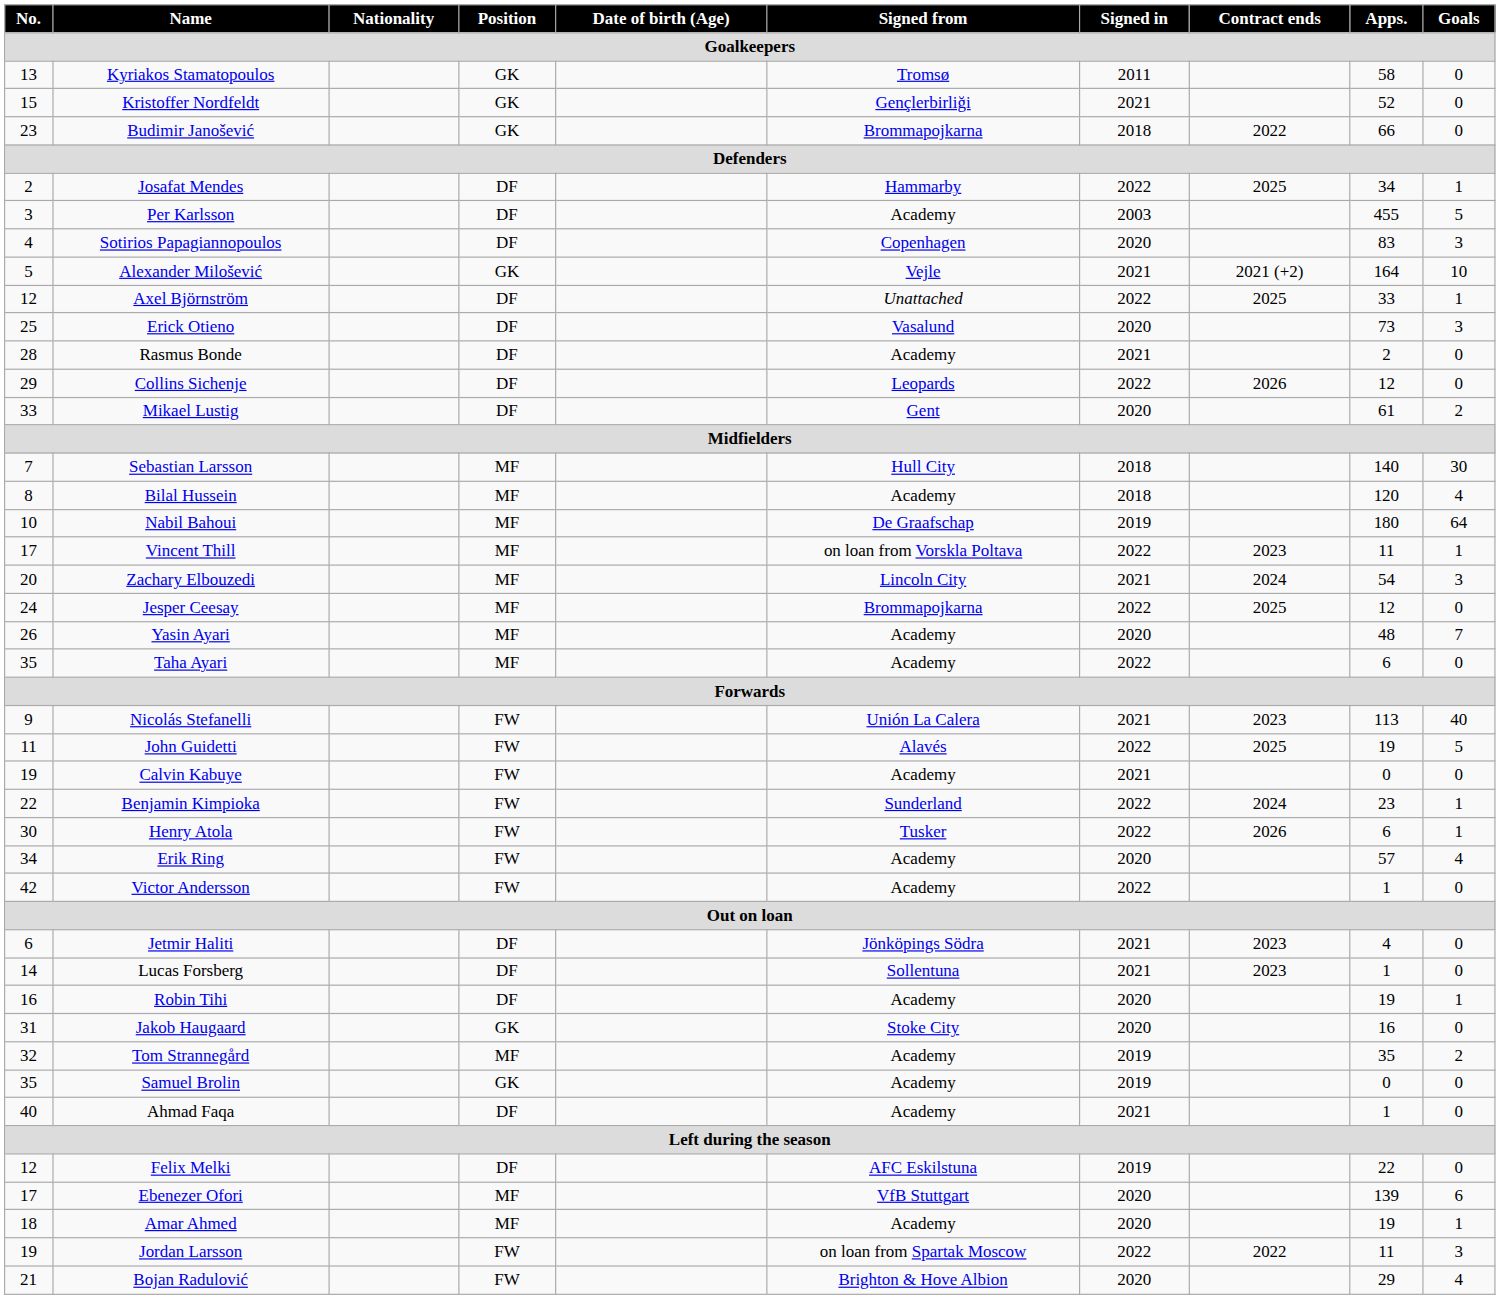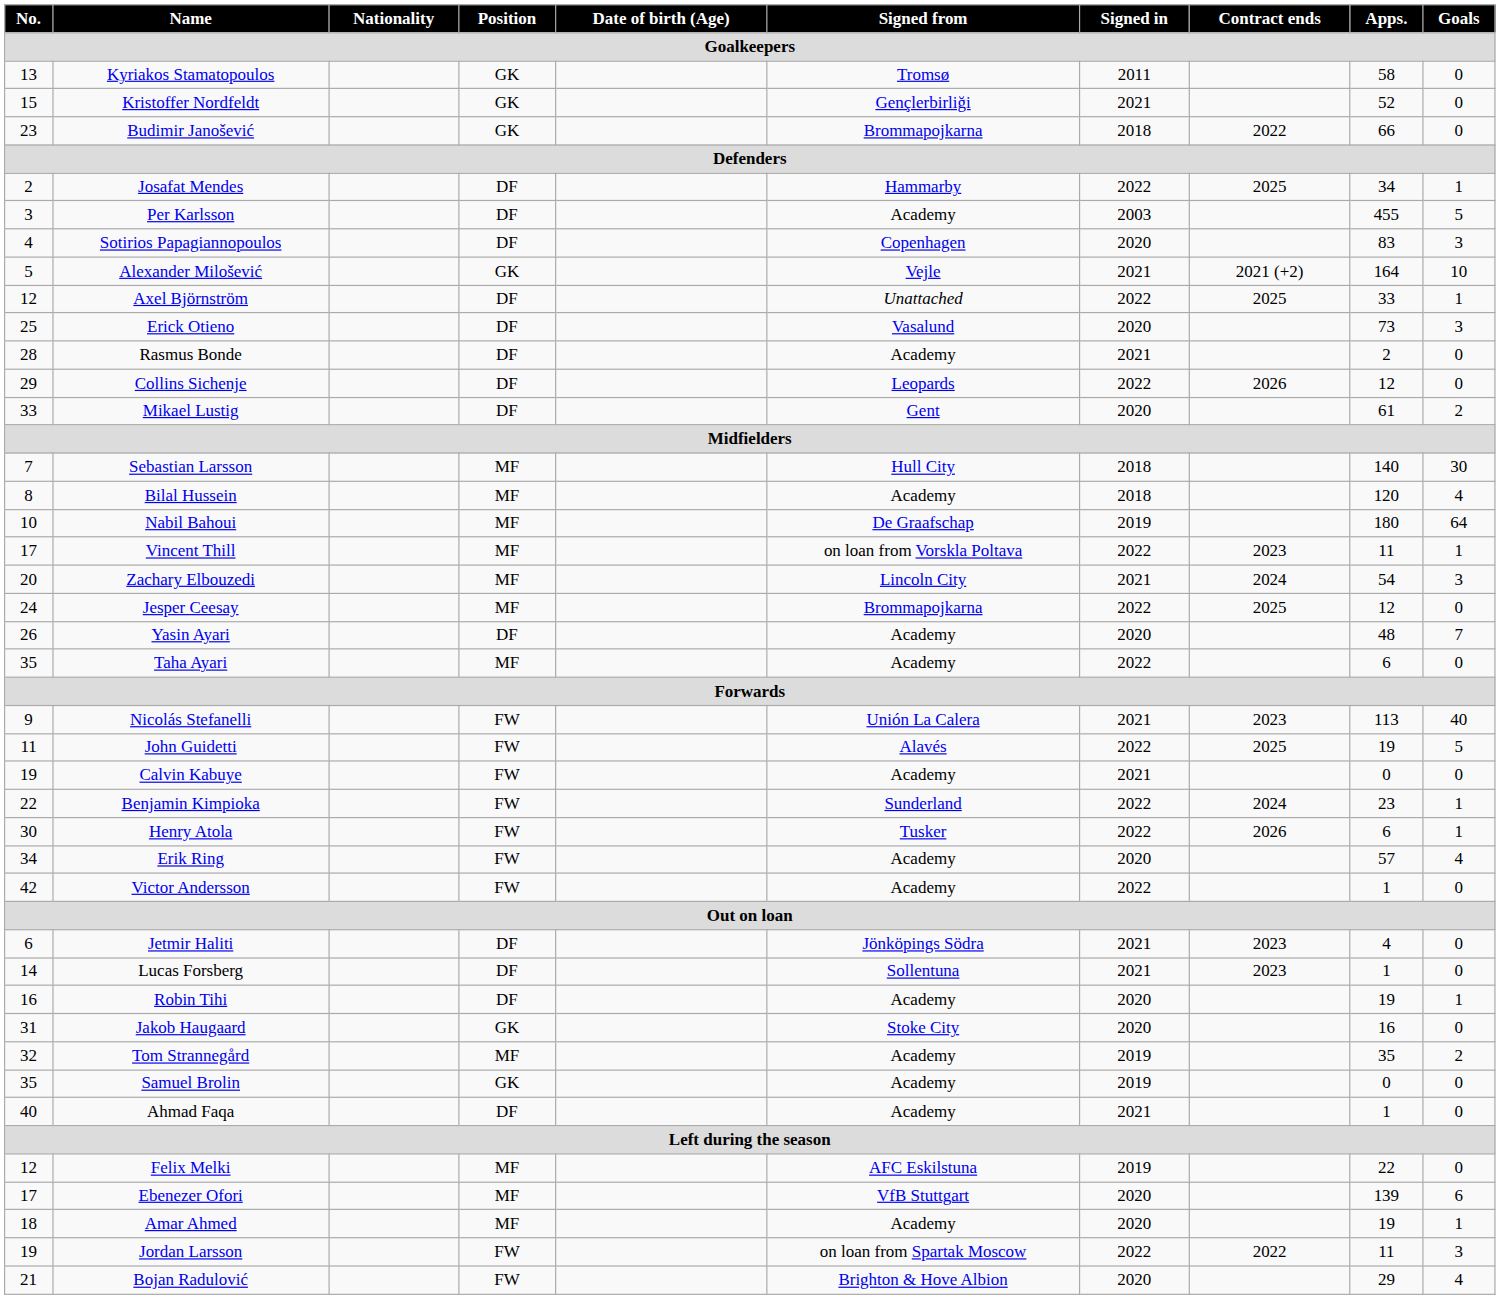(507, 635) MF -> (507, 635) DF
(507, 1167) DF -> (507, 1167) MF
